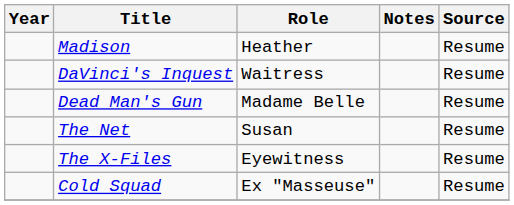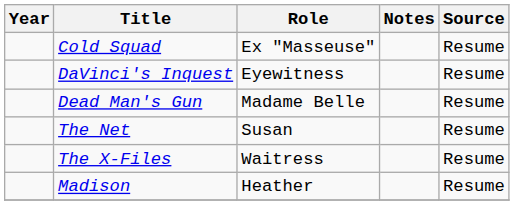rows swapped: (110, 186) <-> (94, 47)
(283, 75) Waitress -> (293, 75) Eyewitness
(293, 158) Eyewitness -> (283, 158) Waitress
